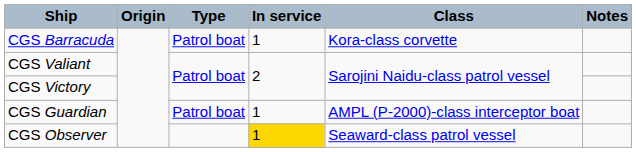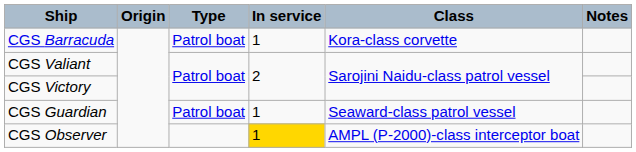(454, 111) AMPL (P-2000)-class interceptor boat -> (422, 111) Seaward-class patrol vessel
(422, 135) Seaward-class patrol vessel -> (454, 135) AMPL (P-2000)-class interceptor boat
